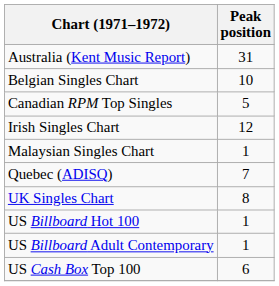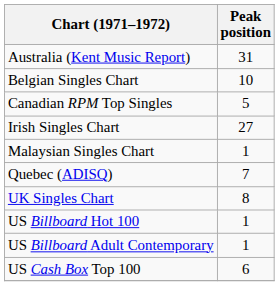(246, 127) 12 -> (246, 127) 27
